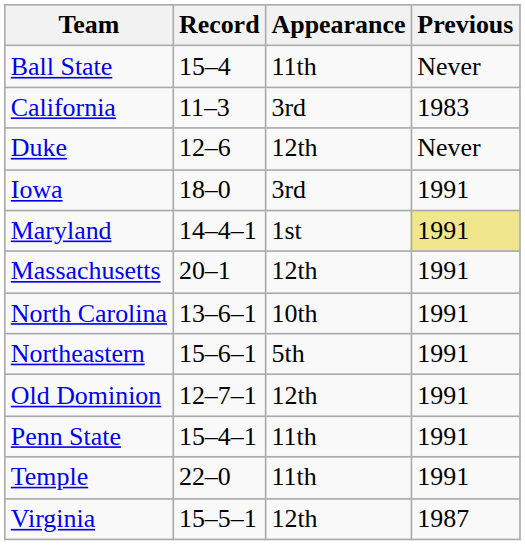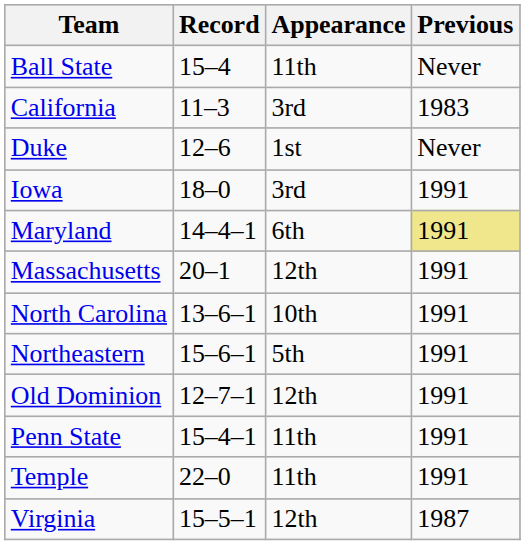(295, 148) 12th -> (287, 148) 1st
(287, 230) 1st -> (288, 230) 6th
